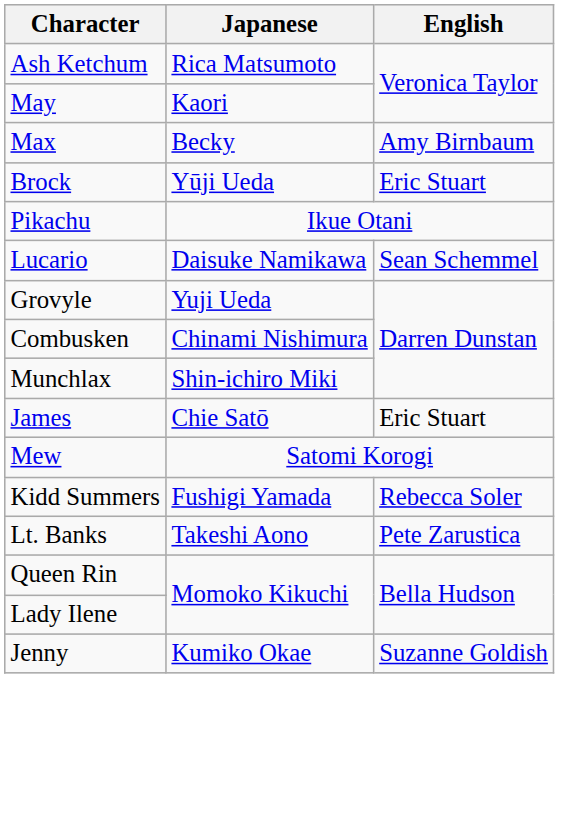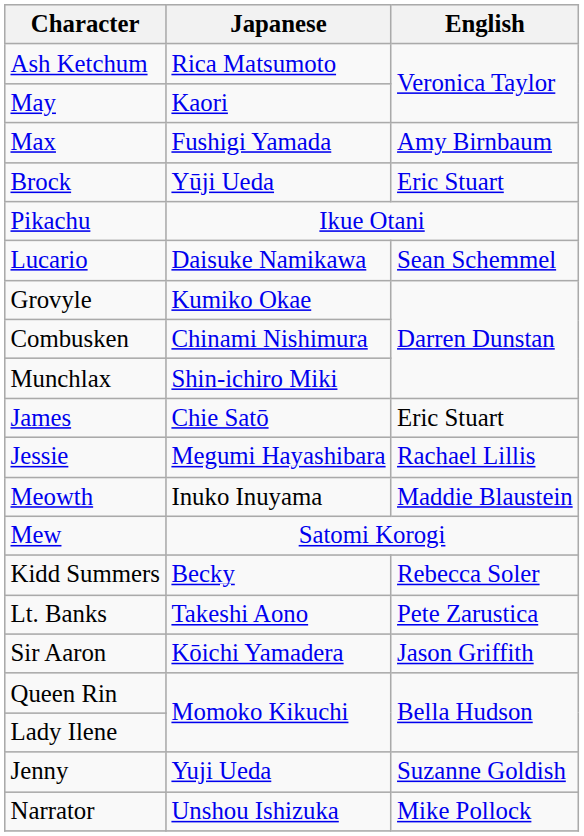(203, 142) Becky -> (251, 142) Fushigi Yamada
(221, 299) Yuji Ueda -> (241, 299) Kumiko Okae
+ row: (39, 456)
+ row: (52, 496)
(251, 496) Fushigi Yamada -> (203, 574) Becky
+ row: (58, 653)
(241, 653) Kumiko Okae -> (221, 771) Yuji Ueda
+ row: (52, 810)
